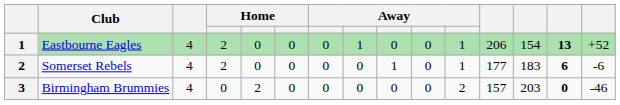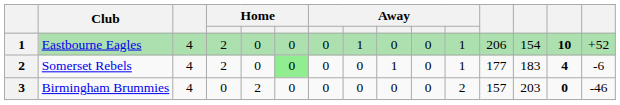(565, 43) 13 -> (565, 43) 10
(292, 65) no background -> (292, 65) lightgreen background
(565, 65) 6 -> (565, 65) 4
